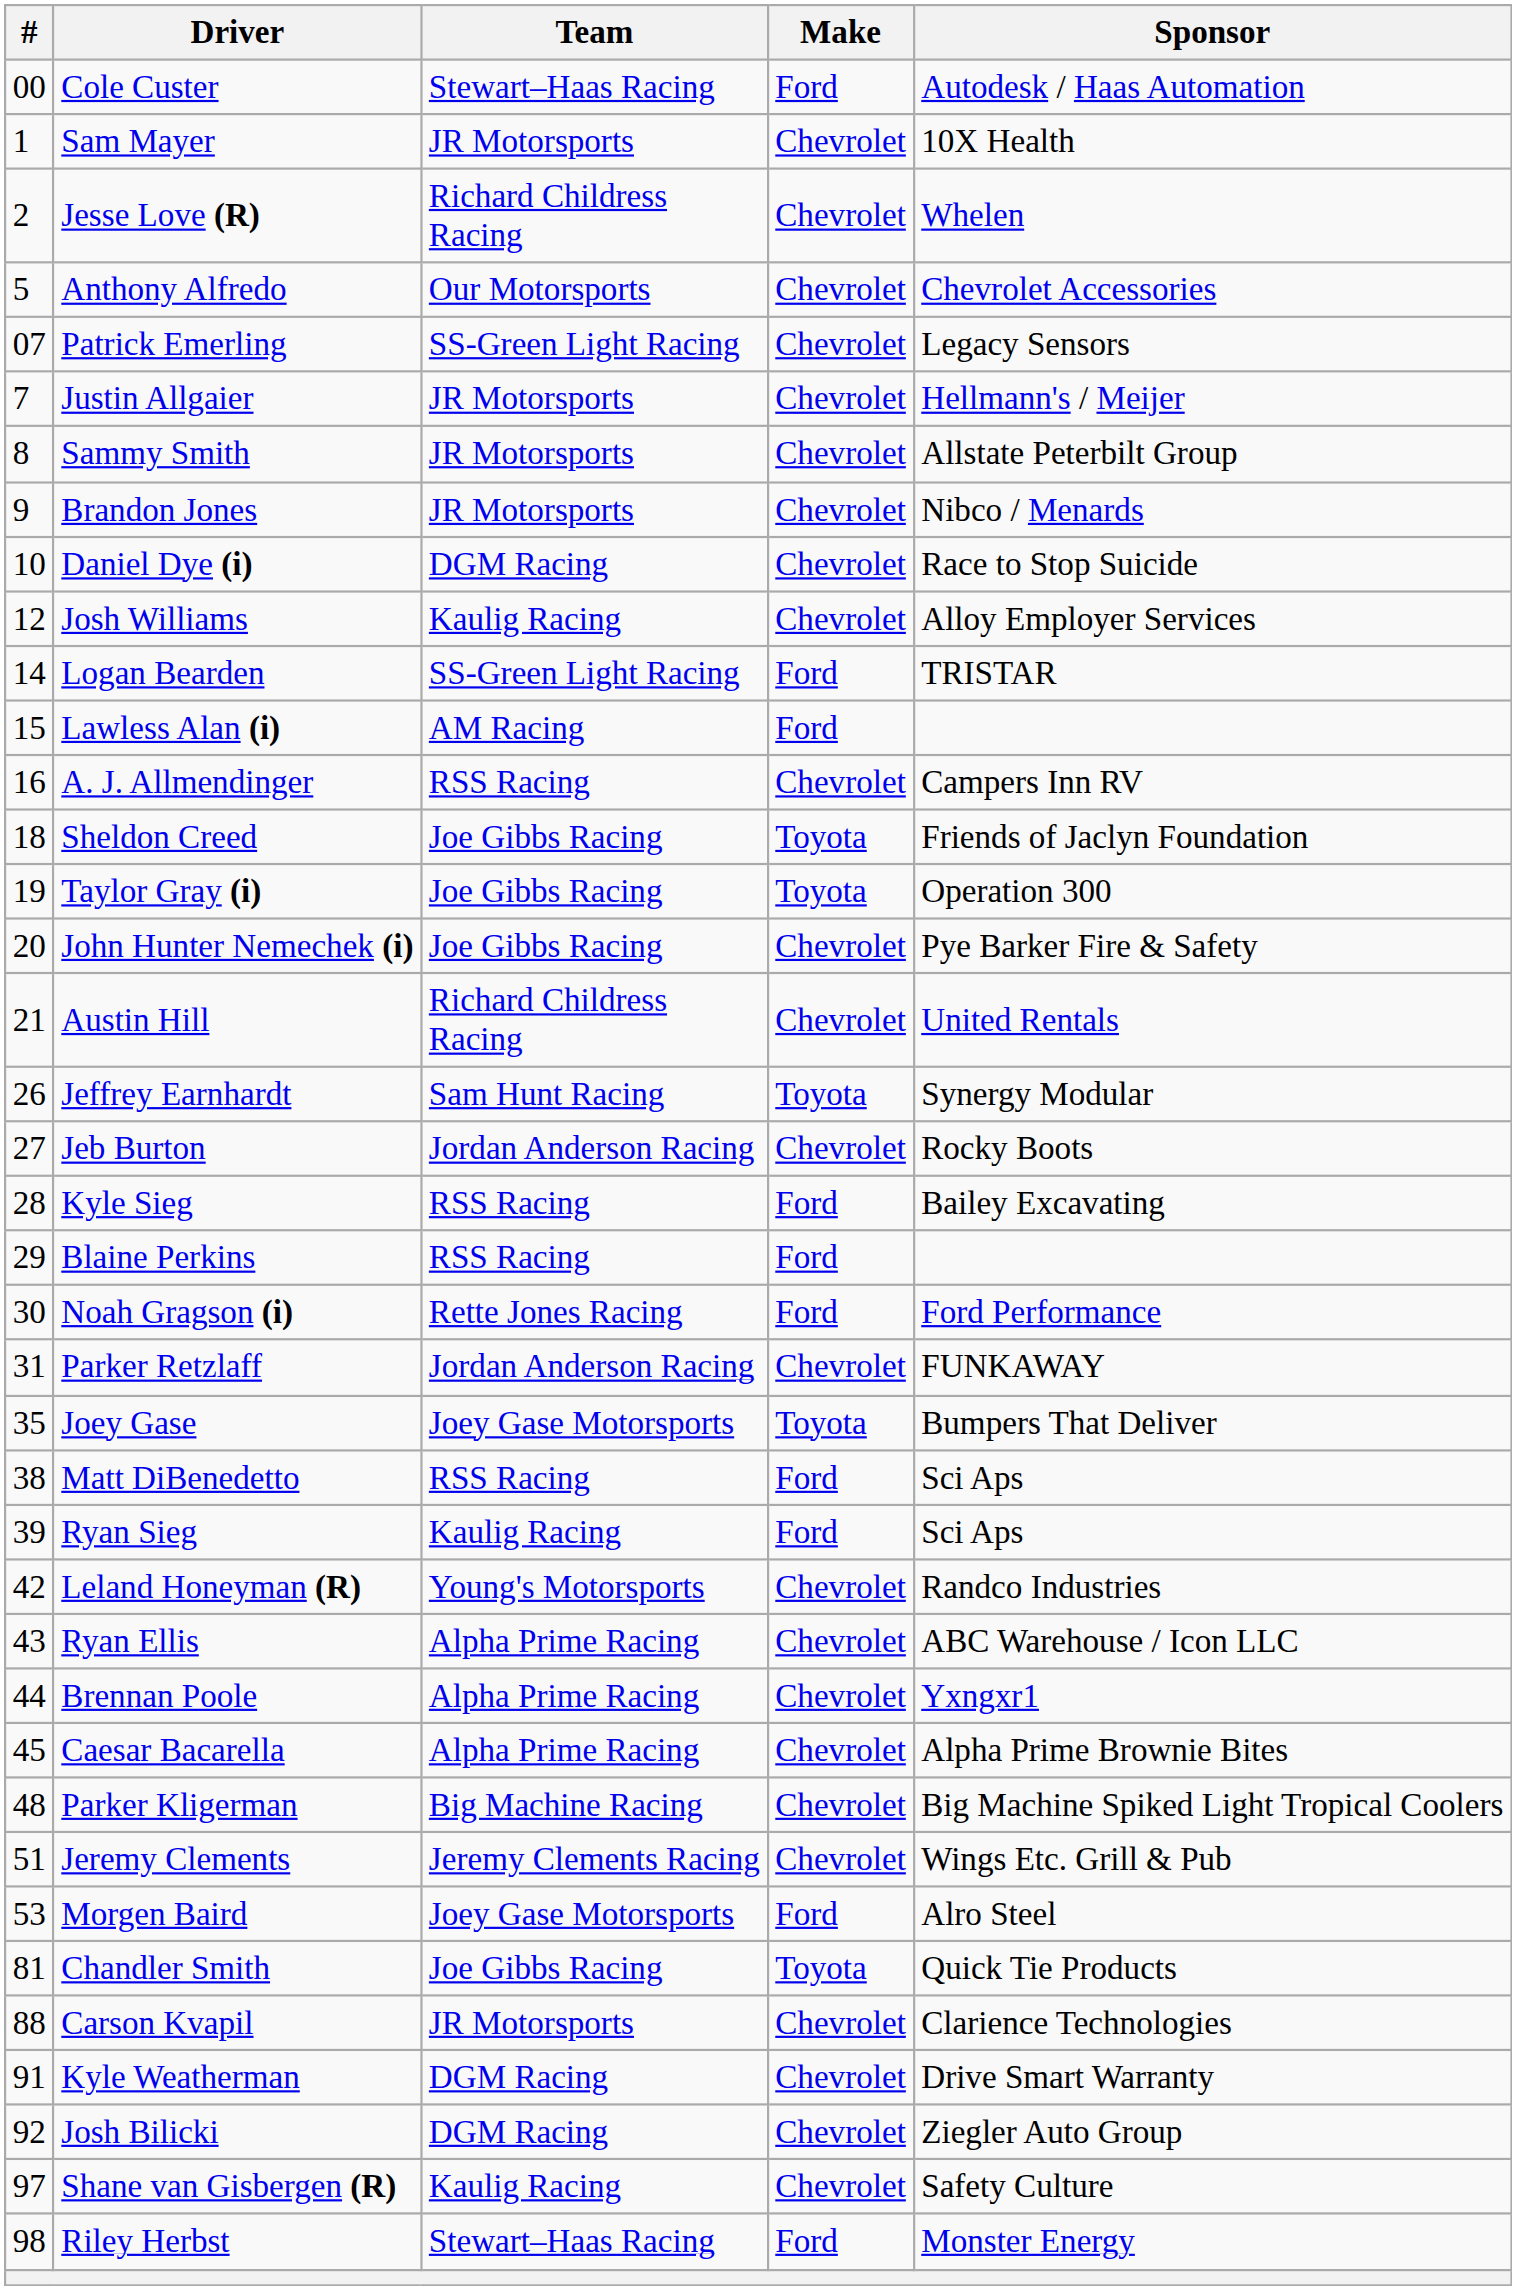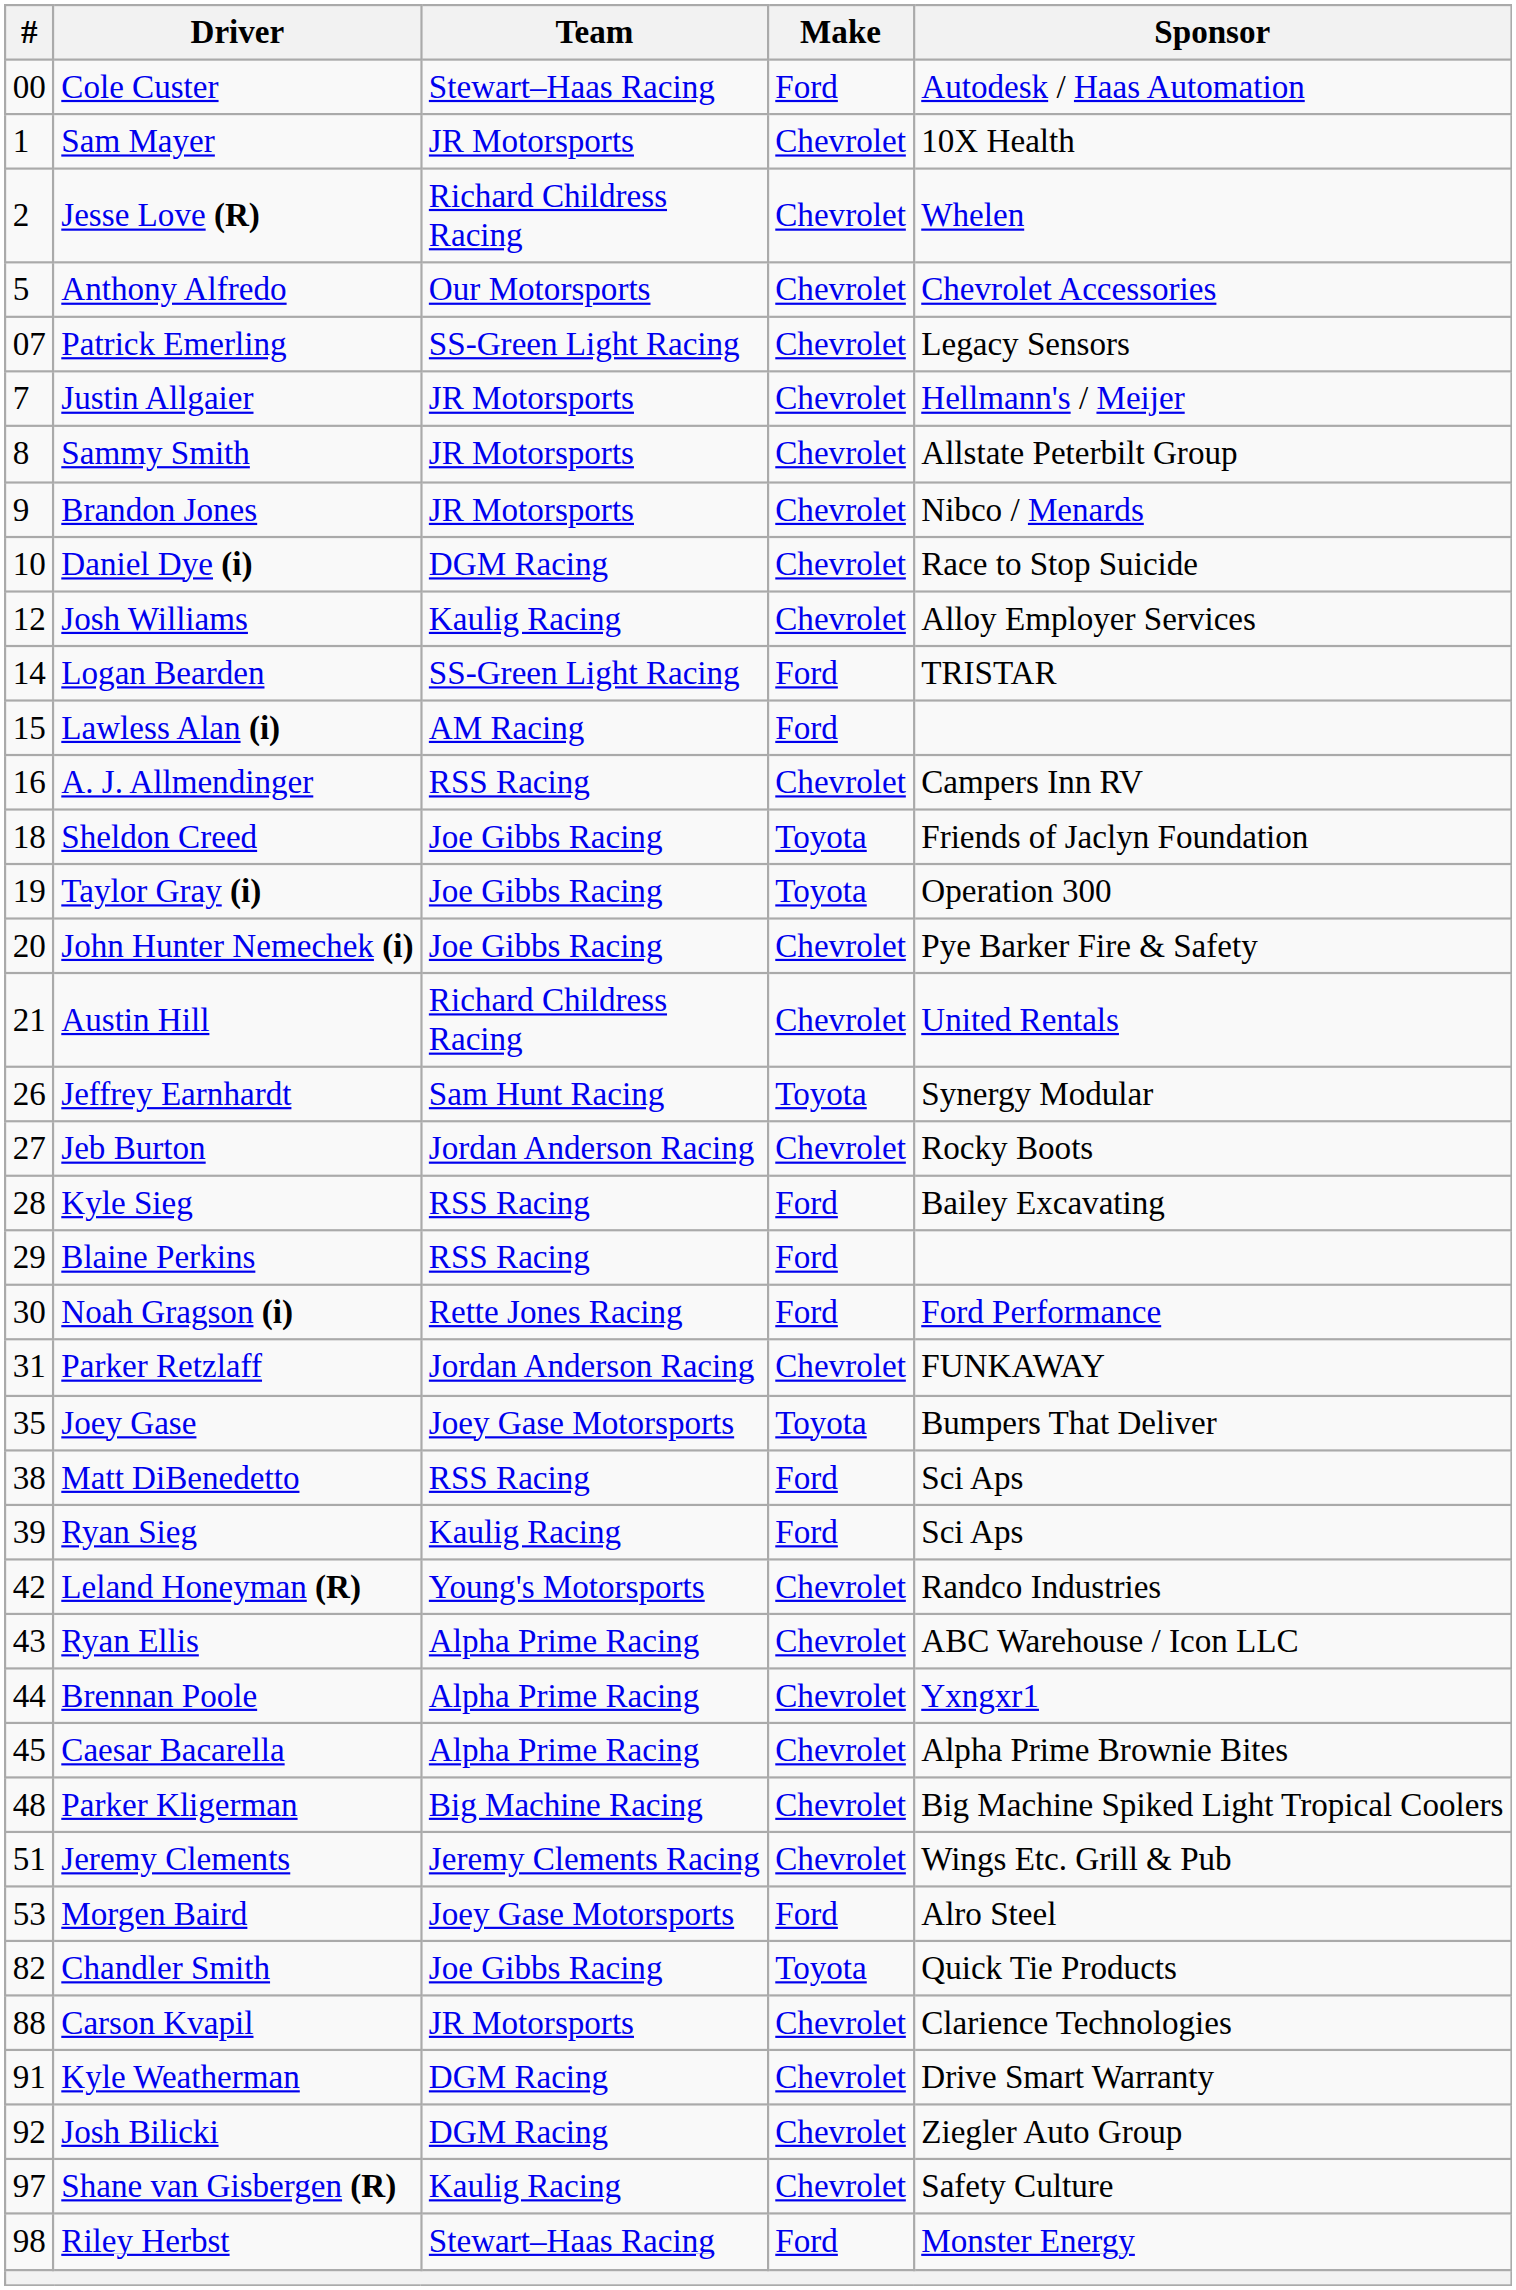(29, 1968) 81 -> (29, 1968) 82
